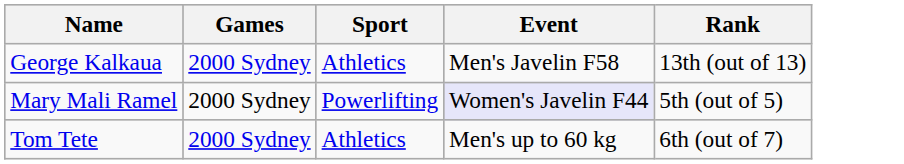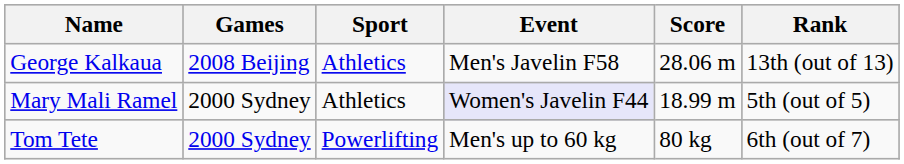+ column: (697, 24)
(249, 62) 2000 Sydney -> (249, 62) 2008 Beijing
(380, 101) Powerlifting -> (364, 101) Athletics
(364, 139) Athletics -> (380, 139) Powerlifting
